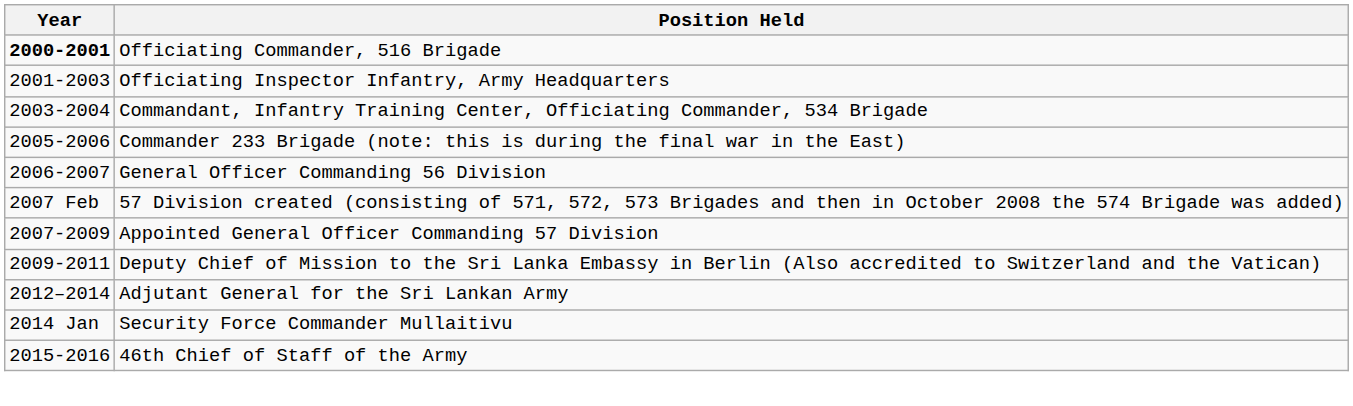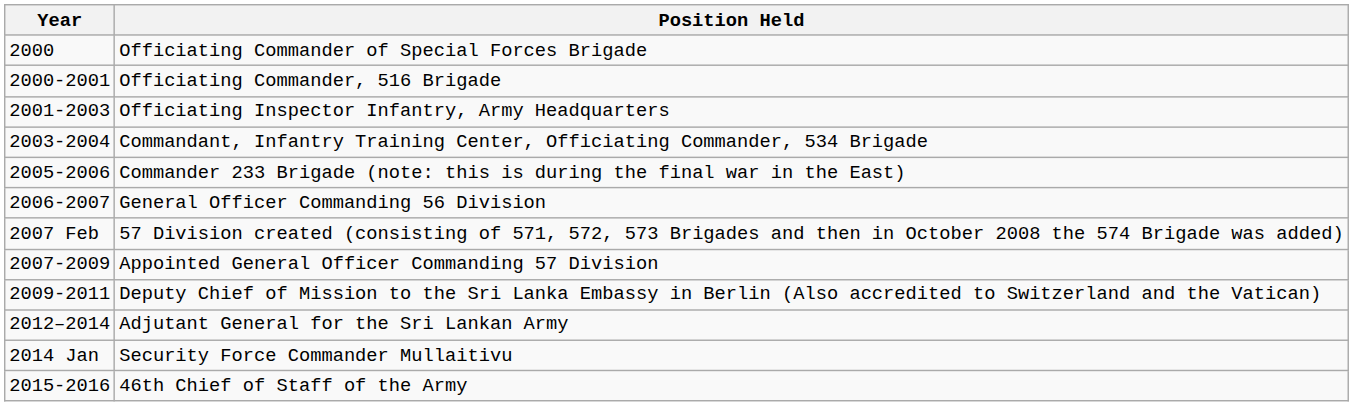+ row: (383, 50)
(60, 50) bold -> (60, 81) normal
